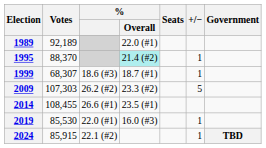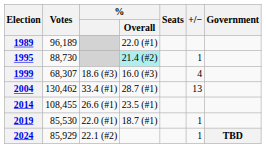(64, 43) 92,189 -> (64, 43) 96,189
(64, 58) 88,370 -> (64, 58) 88,730
(140, 74) 18.7 (#1) -> (140, 74) 16.0 (#3)
(200, 74) 1 -> (200, 74) 4
+ row: (24, 89)
- row: (24, 89)
(140, 120) 16.0 (#3) -> (140, 120) 18.7 (#1)
(64, 136) 85,915 -> (64, 136) 85,929
